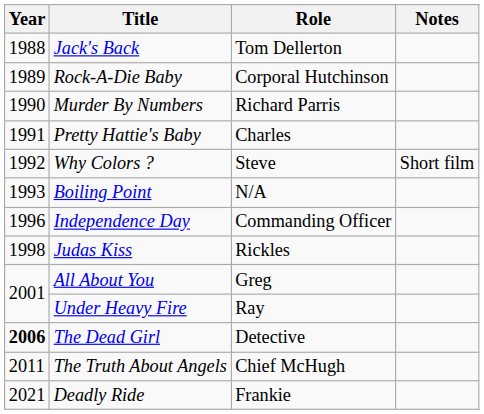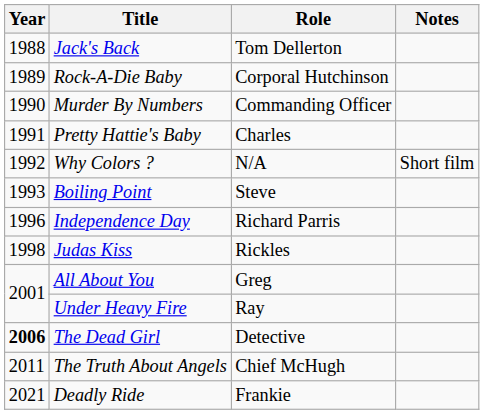(288, 105) Richard Parris -> (313, 105) Commanding Officer
(255, 163) Steve -> (251, 163) N/A
(251, 192) N/A -> (255, 192) Steve
(313, 221) Commanding Officer -> (288, 221) Richard Parris
